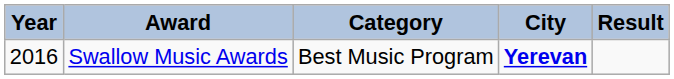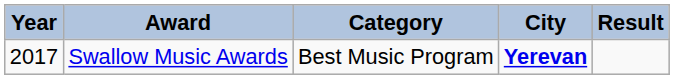(34, 57) 2016 -> (34, 57) 2017
